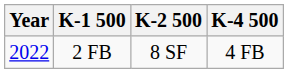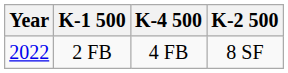columns swapped: (169, 20) <-> (245, 20)
